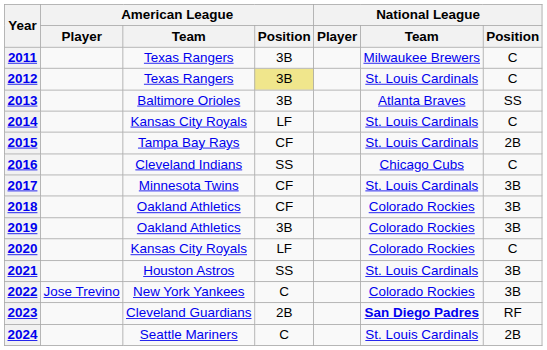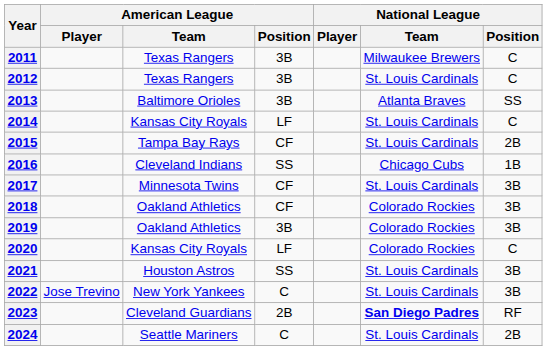(284, 79) khaki background -> (284, 79) no background
(513, 164) C -> (513, 164) 1B
(422, 292) Colorado Rockies -> (422, 292) St. Louis Cardinals
